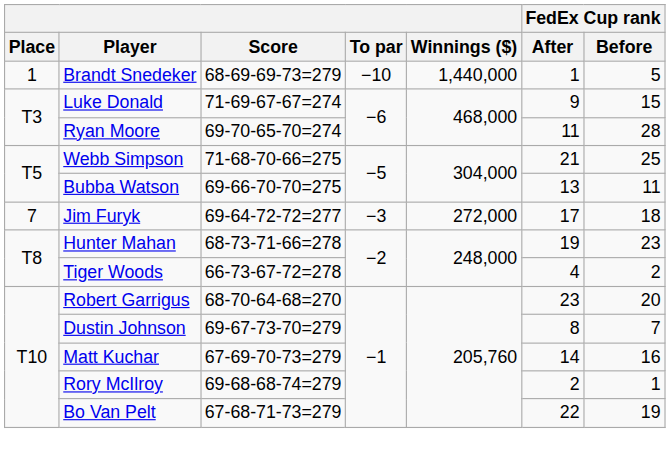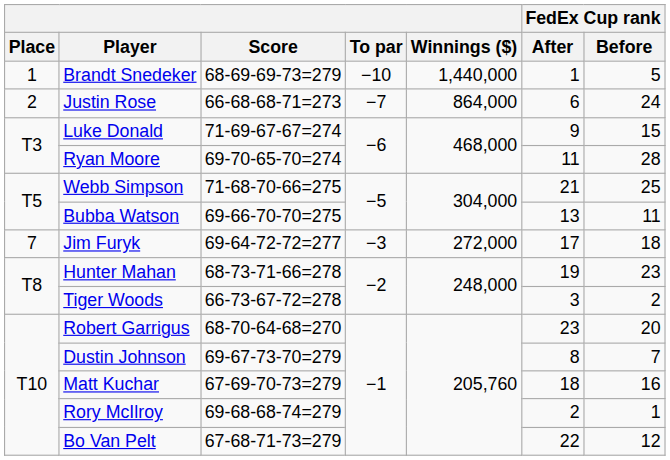+ row: (110, 103)
(575, 272) 4 -> (575, 300) 3
(570, 356) 14 -> (570, 384) 18
(651, 412) 19 -> (651, 441) 12
